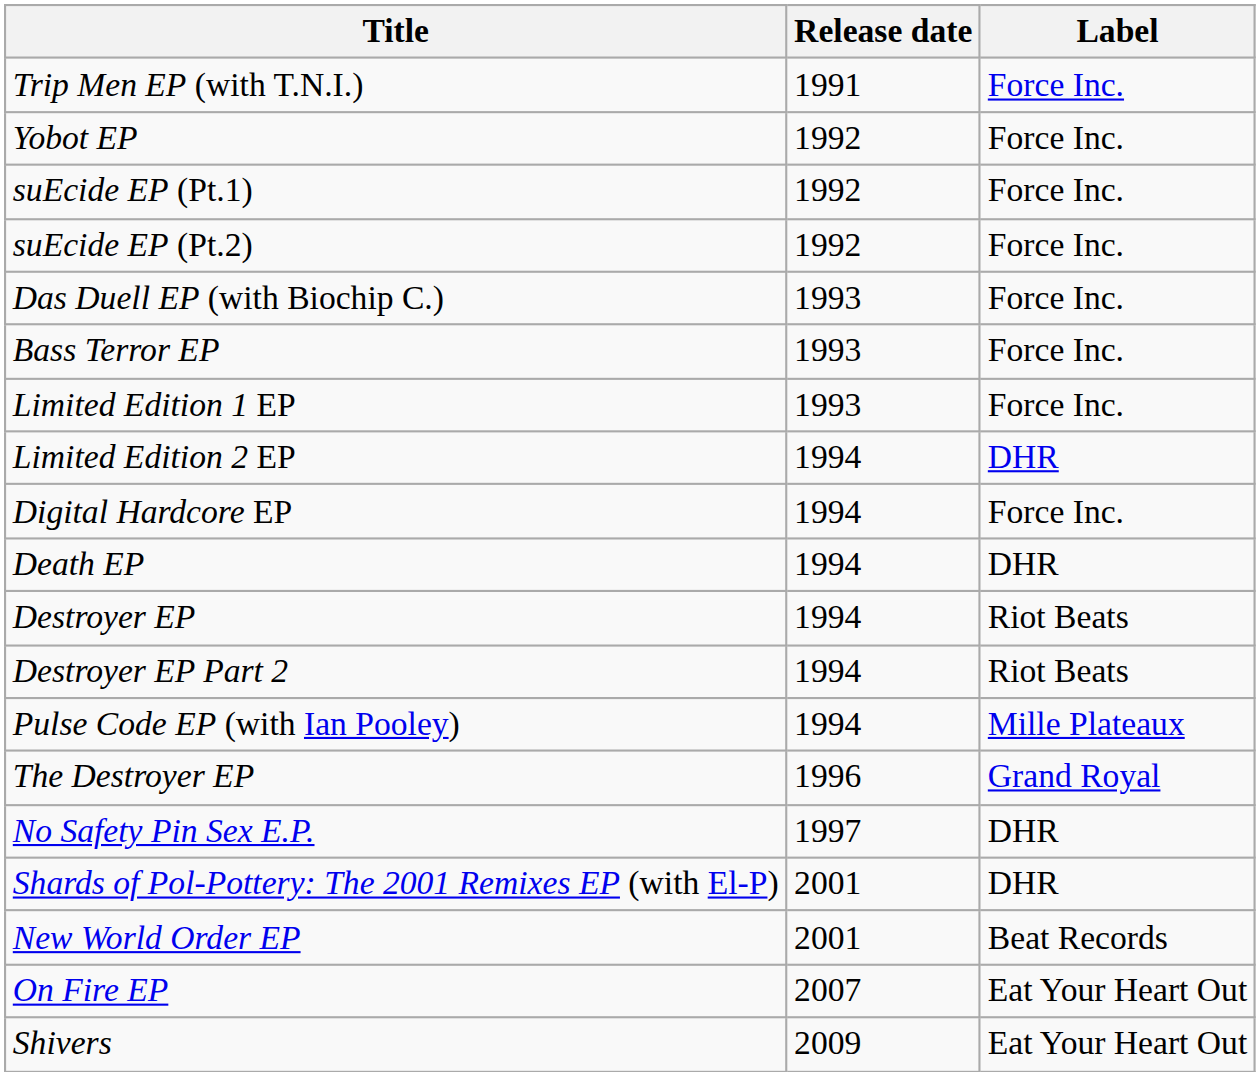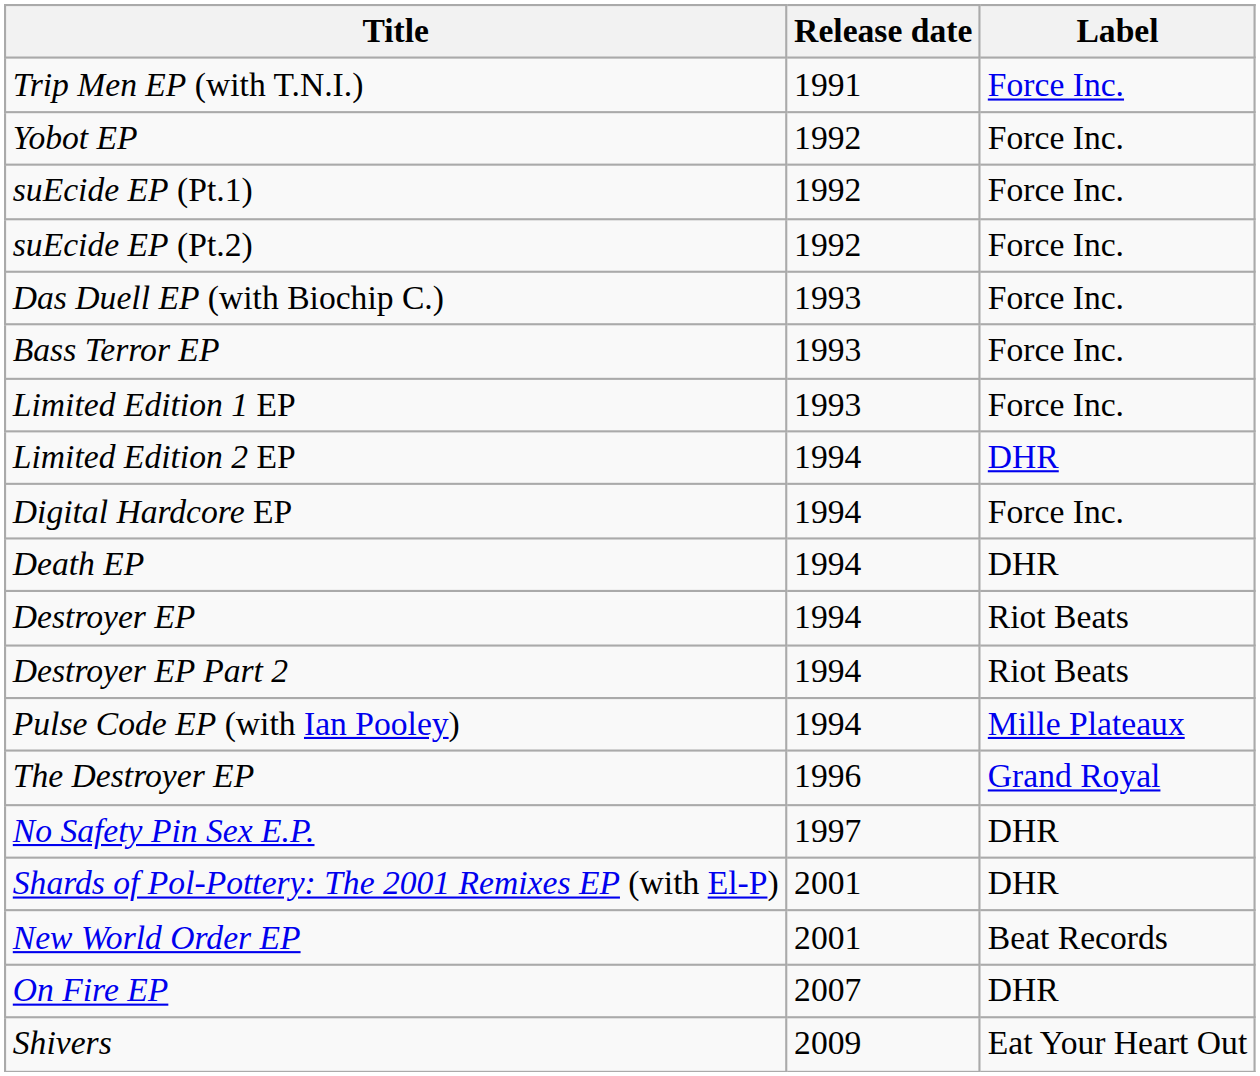(1118, 990) Eat Your Heart Out -> (1023, 990) DHR
